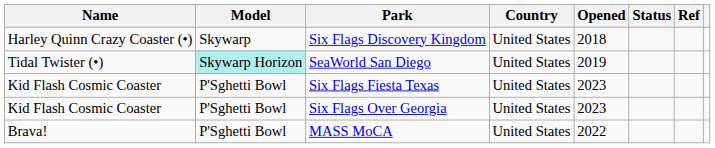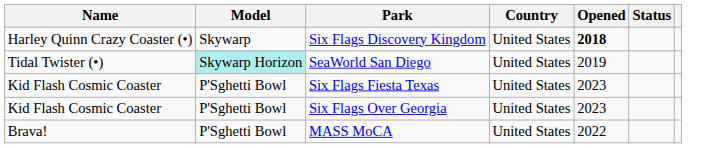- column: (689, 16)
(592, 39) normal -> (592, 39) bold
